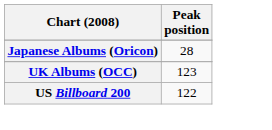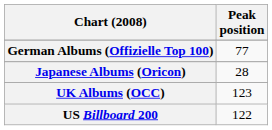+ row: (110, 51)
